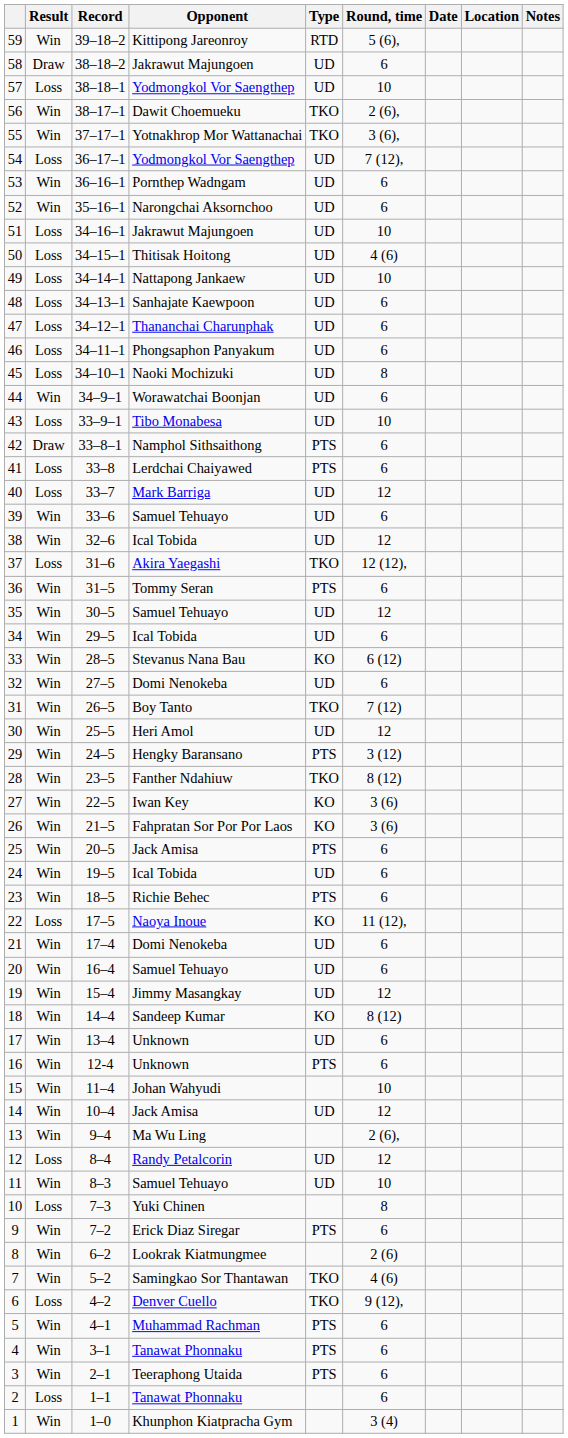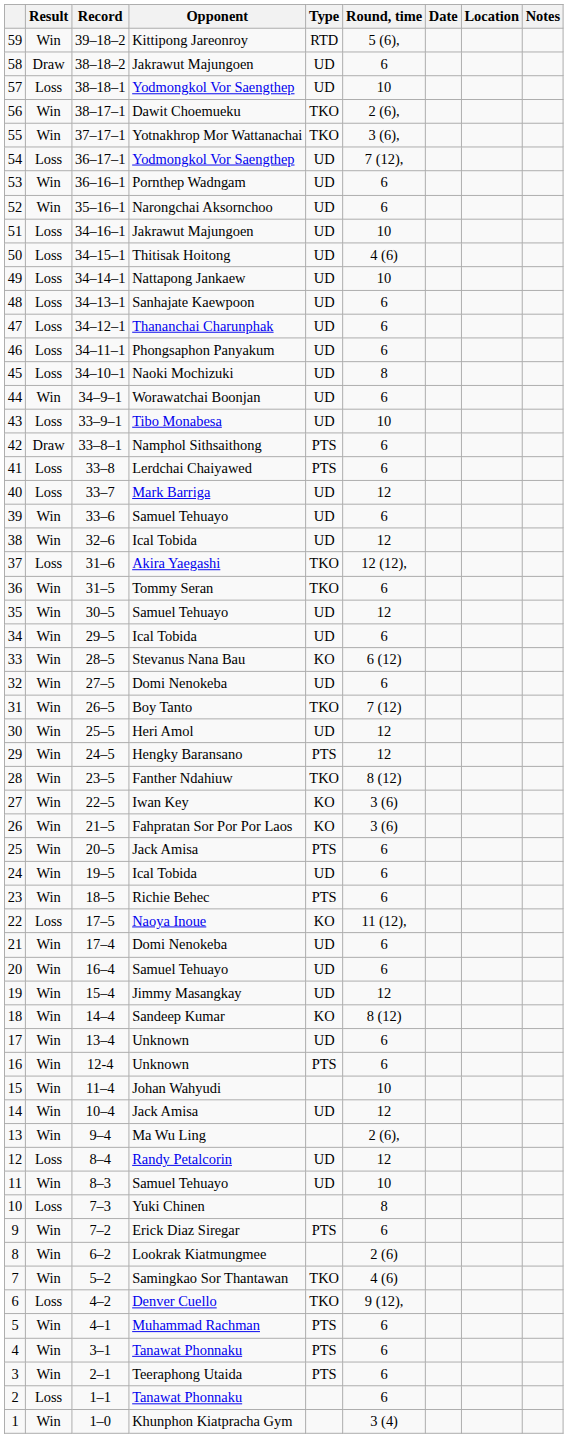(324, 588) PTS -> (324, 588) TKO
(384, 754) 3 (12) -> (384, 754) 12
